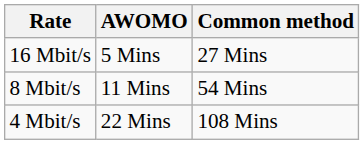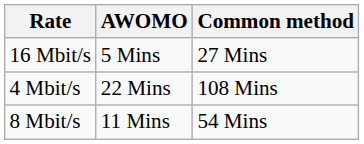rows swapped: (45, 88) <-> (45, 121)
